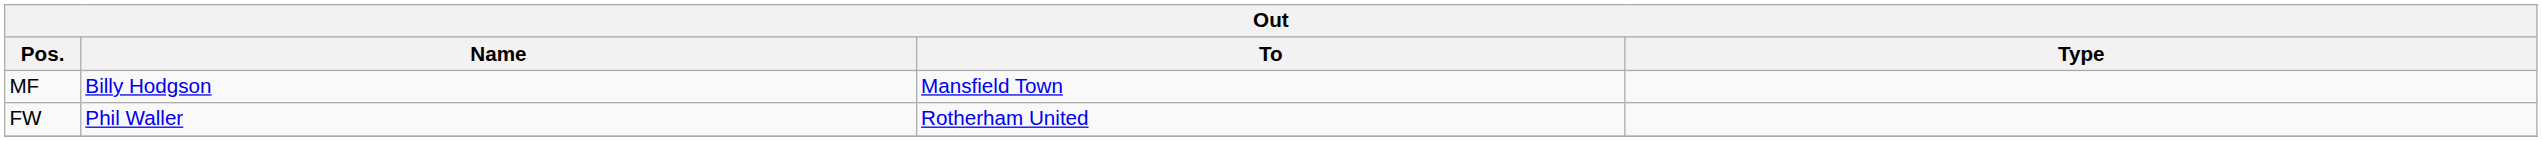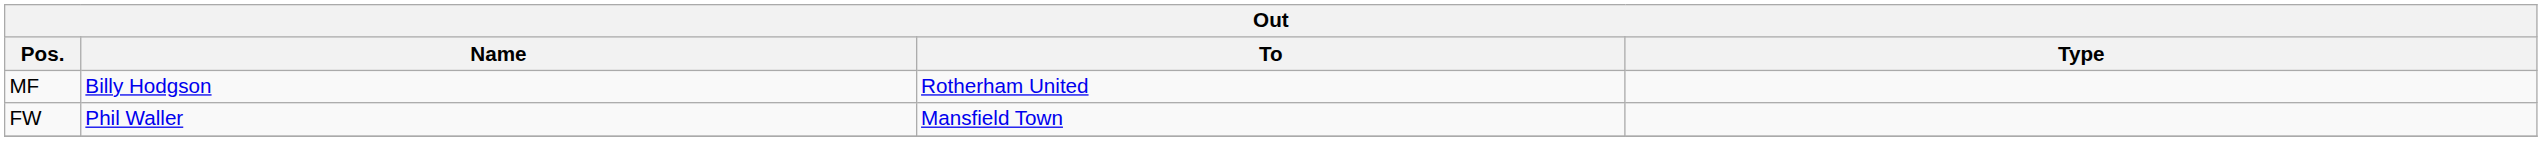(992, 86) Mansfield Town -> (1005, 86) Rotherham United
(1005, 119) Rotherham United -> (992, 119) Mansfield Town
